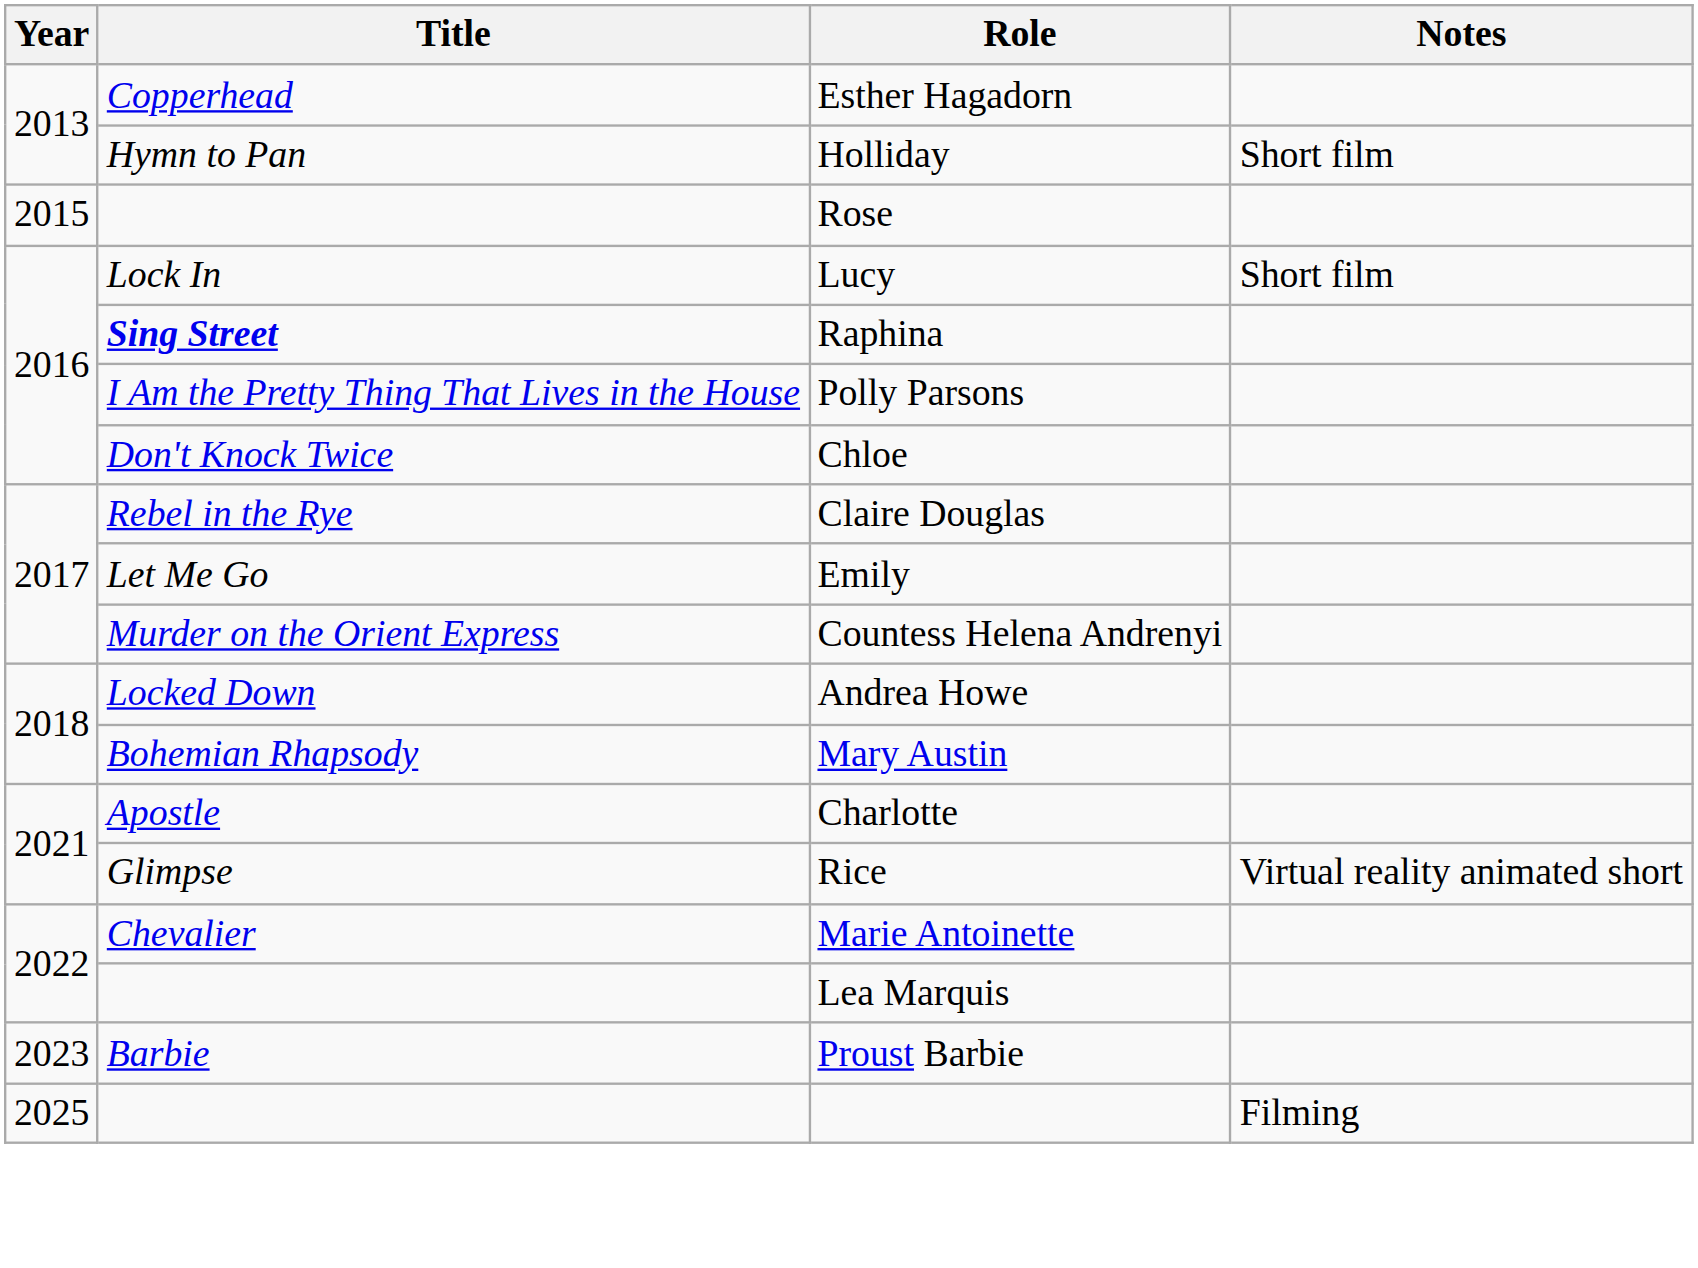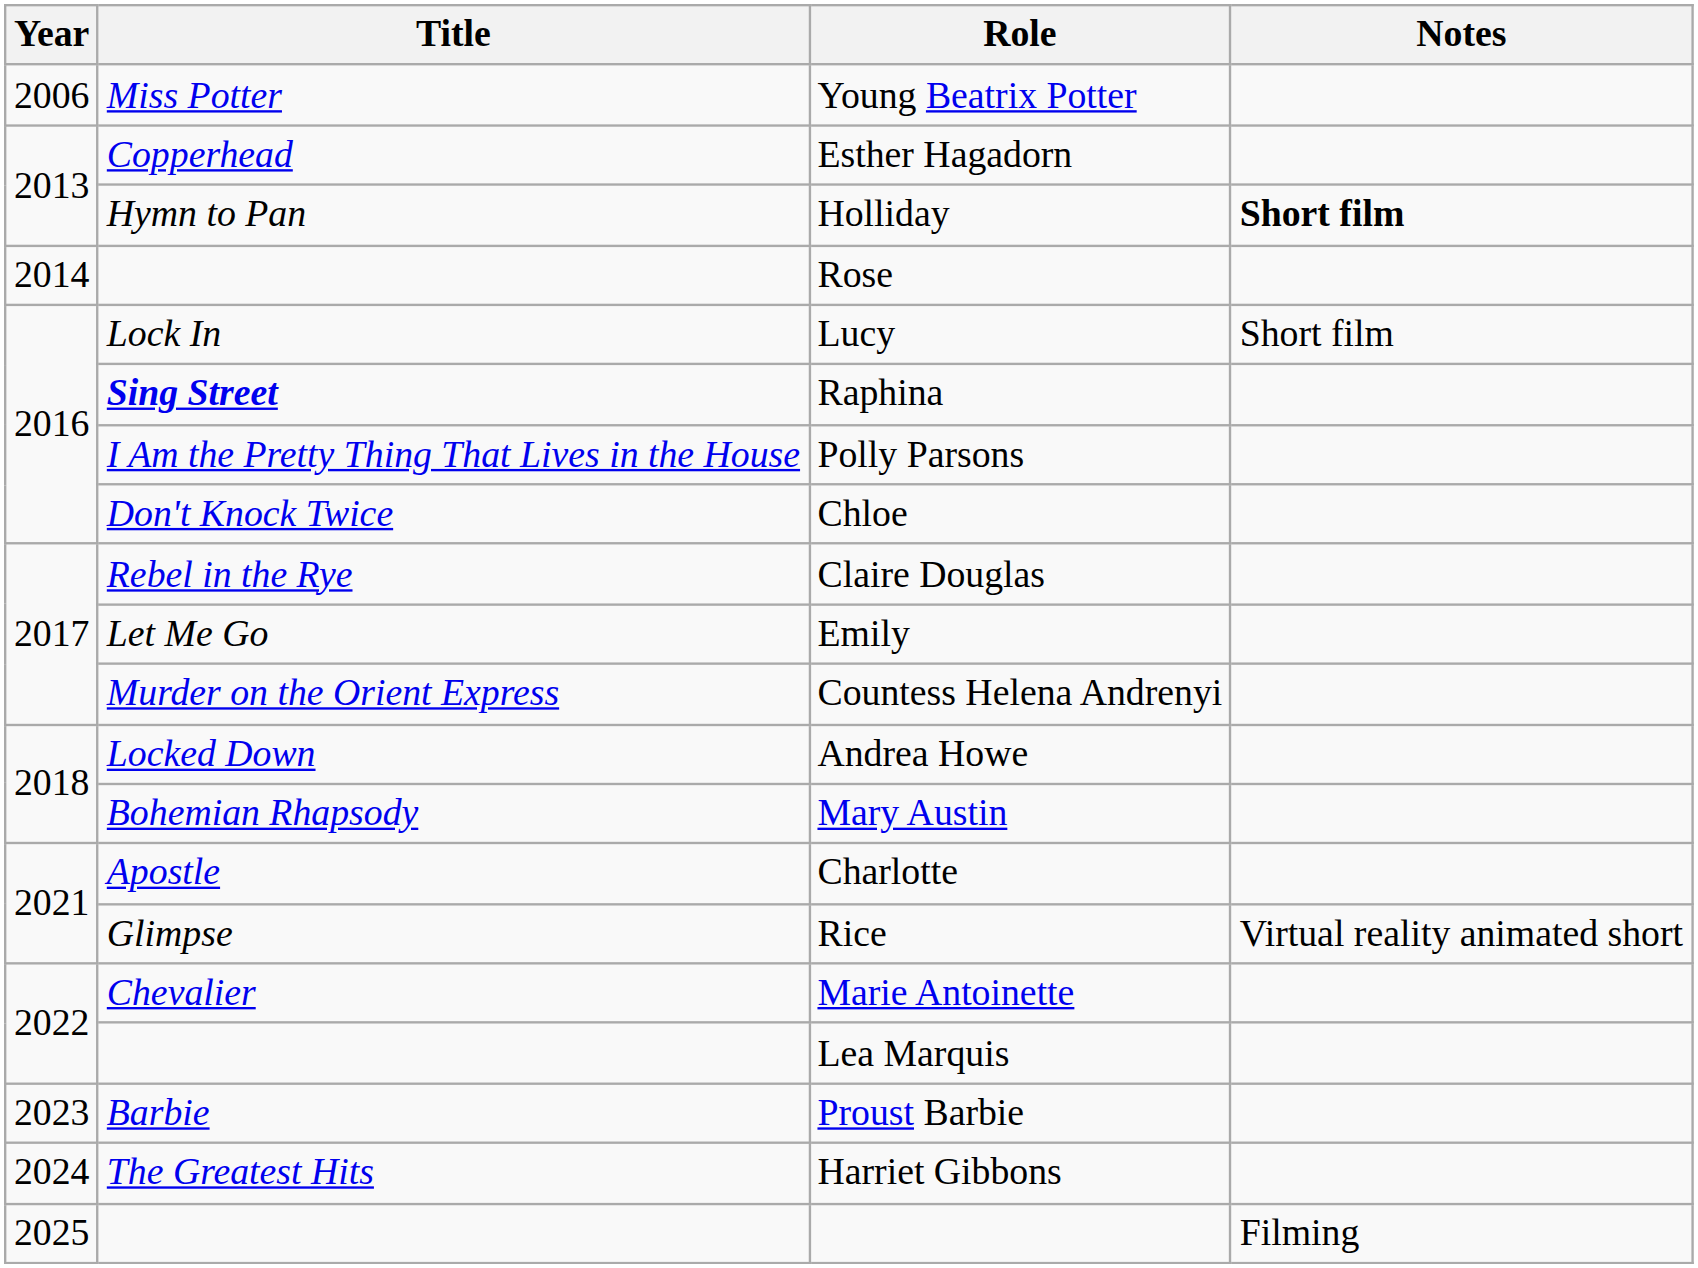+ row: (977, 94)
(1317, 154) normal -> (1322, 214) bold
(52, 214) 2015 -> (52, 273) 2014
+ row: (940, 1172)
